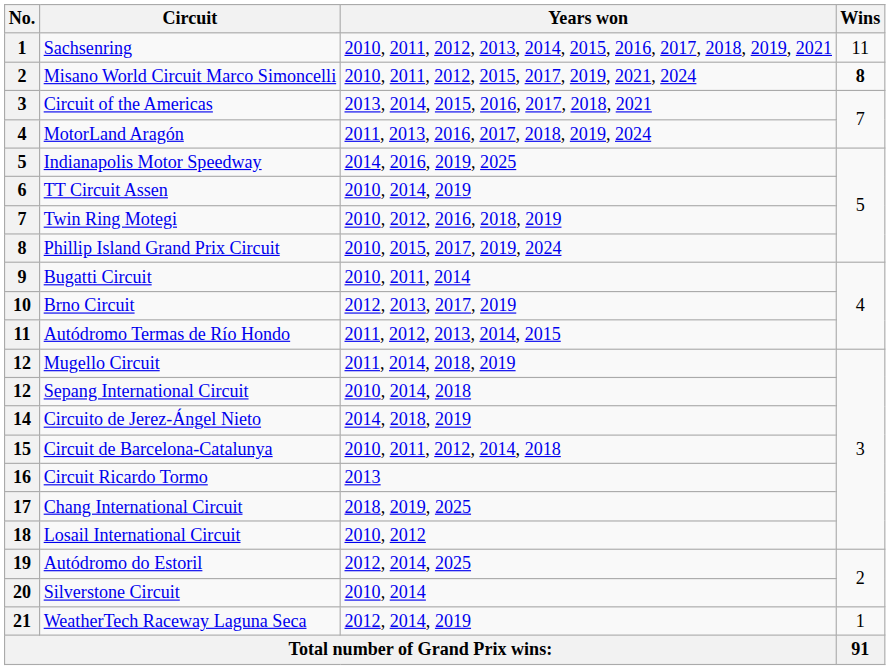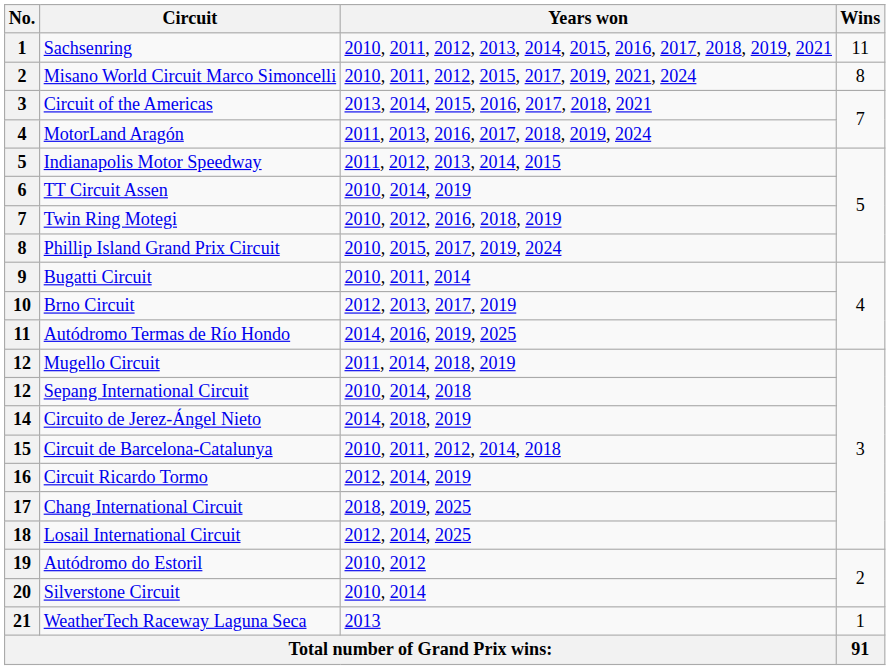(860, 76) bold -> (860, 76) normal
(430, 162) 2014, 2016, 2019, 2025 -> (453, 162) 2011, 2012, 2013, 2014, 2015
(453, 334) 2011, 2012, 2013, 2014, 2015 -> (430, 334) 2014, 2016, 2019, 2025
(363, 477) 2013 -> (408, 477) 2012, 2014, 2019
(385, 534) 2010, 2012 -> (408, 534) 2012, 2014, 2025
(408, 563) 2012, 2014, 2025 -> (385, 563) 2010, 2012
(408, 620) 2012, 2014, 2019 -> (363, 620) 2013
